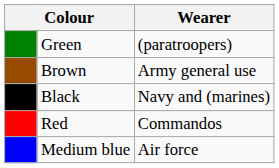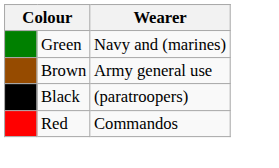(185, 44) (paratroopers) -> (160, 44) Navy and (marines)
(204, 96) Navy and (marines) -> (141, 96) (paratroopers)
- row: (86, 149)
